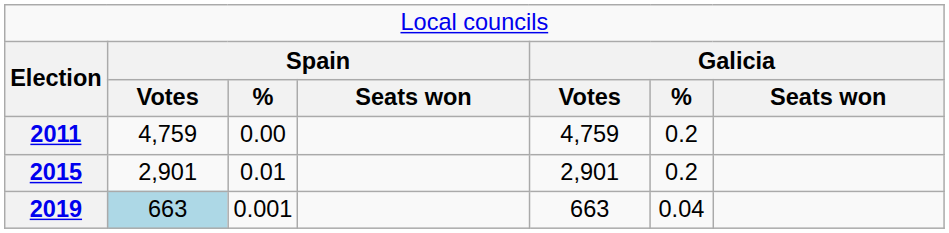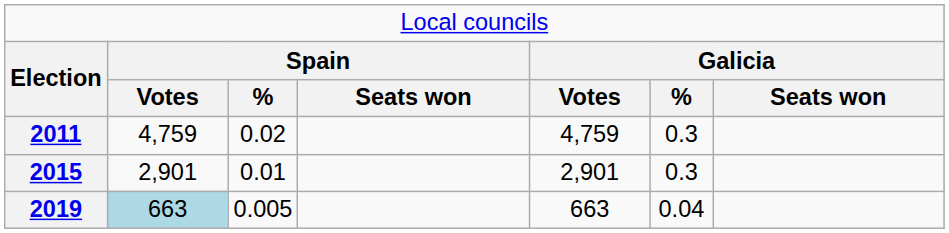(263, 135) 0.00 -> (263, 135) 0.02
(681, 135) 0.2 -> (681, 135) 0.3
(681, 172) 0.2 -> (681, 172) 0.3
(263, 209) 0.001 -> (263, 209) 0.005
